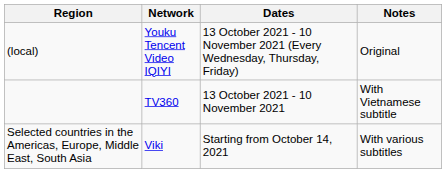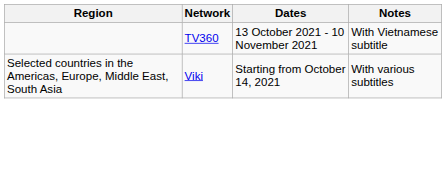- row: (23, 51)
